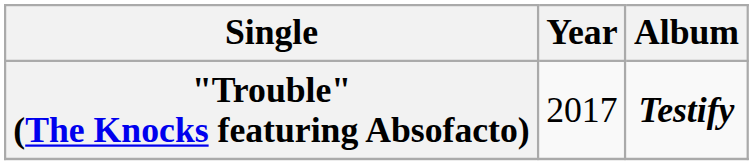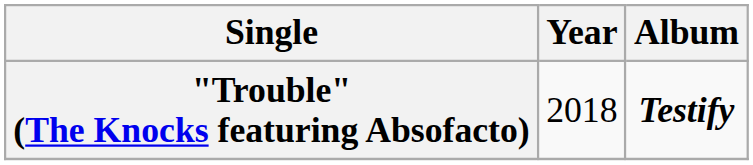(582, 109) 2017 -> (582, 109) 2018
